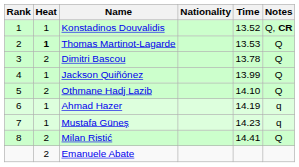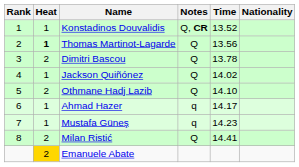columns swapped: (206, 12) <-> (279, 12)
(248, 43) 13.53 -> (225, 43) 13.56
(248, 75) 13.99 -> (225, 75) 14.02
(248, 106) 14.19 -> (225, 106) 14.17
(46, 153) no background -> (46, 153) gold background
